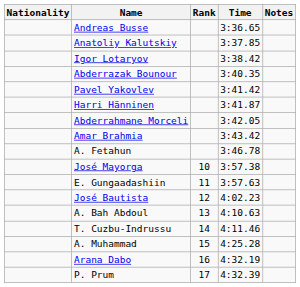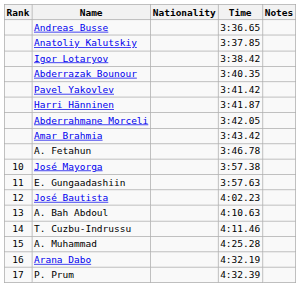columns swapped: (204, 12) <-> (38, 12)
